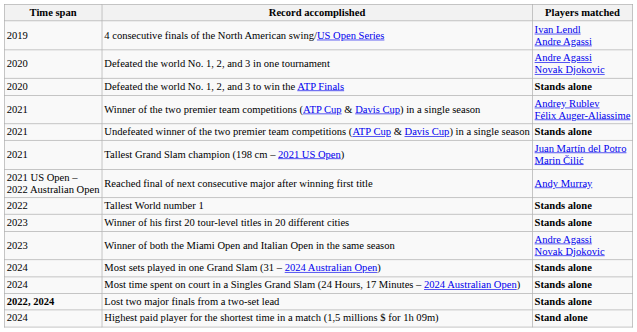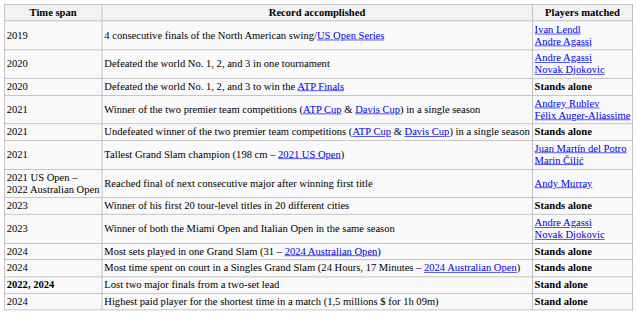- row: (154, 206)
(563, 301) Stands alone -> (561, 285) Stand alone
